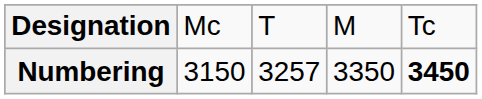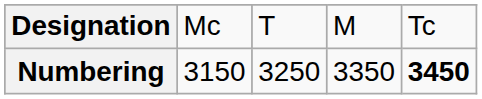(289, 70) 3257 -> (289, 70) 3250
